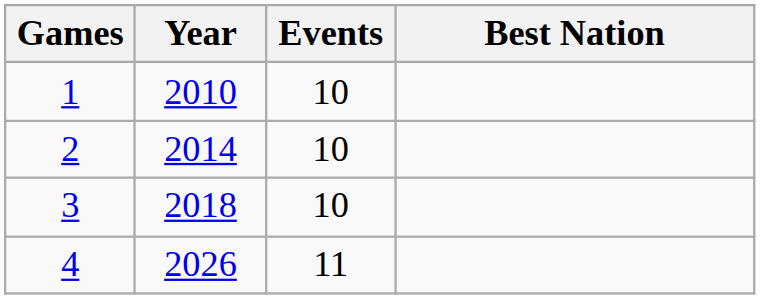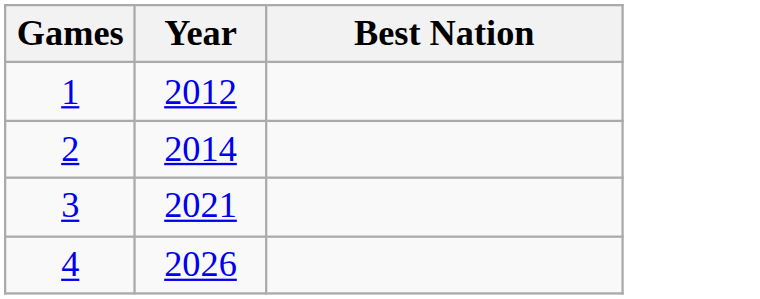- column: (331, 33)
(200, 90) 2010 -> (200, 90) 2012
(200, 206) 2018 -> (200, 206) 2021
